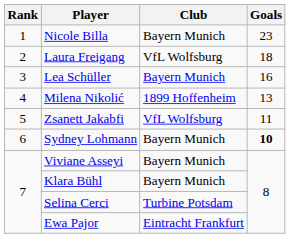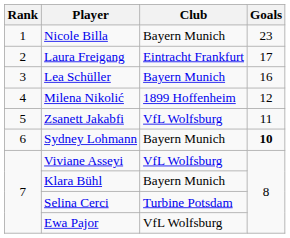(183, 56) VfL Wolfsburg -> (194, 56) Eintracht Frankfurt
(266, 56) 18 -> (266, 56) 17
(266, 98) 13 -> (266, 98) 12
(184, 160) Bayern Munich -> (183, 160) VfL Wolfsburg
(194, 222) Eintracht Frankfurt -> (183, 222) VfL Wolfsburg
